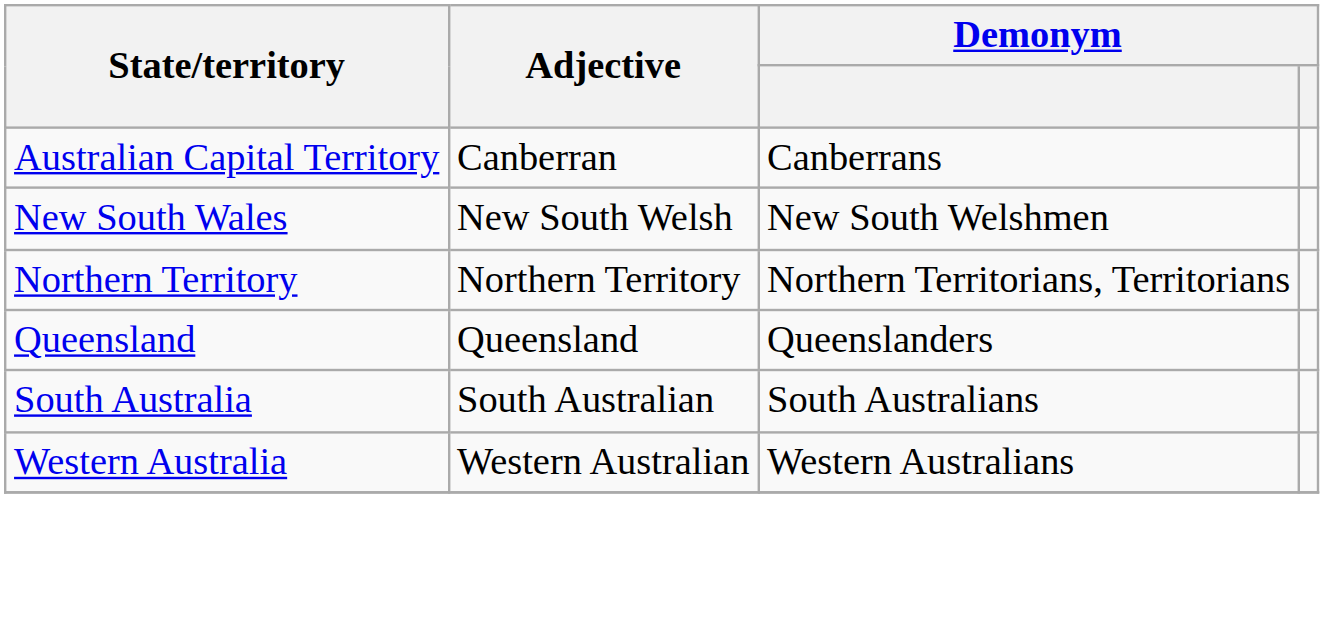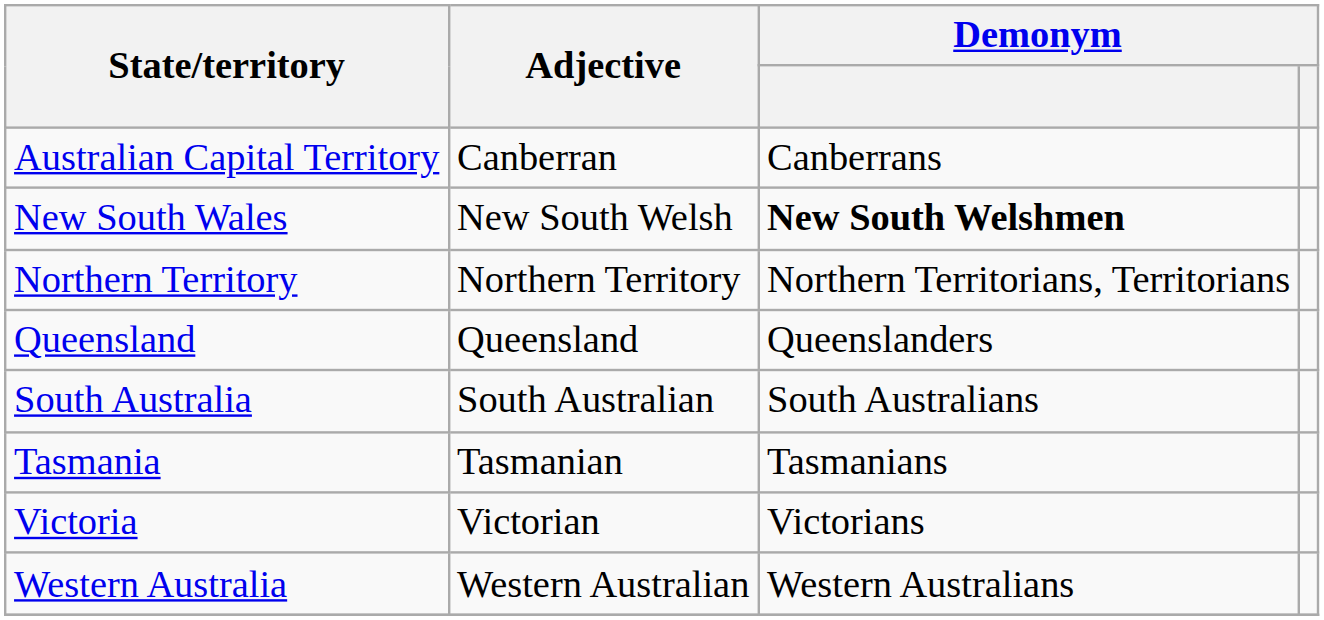(938, 217) normal -> (946, 217) bold
+ row: (87, 461)
+ row: (76, 522)
